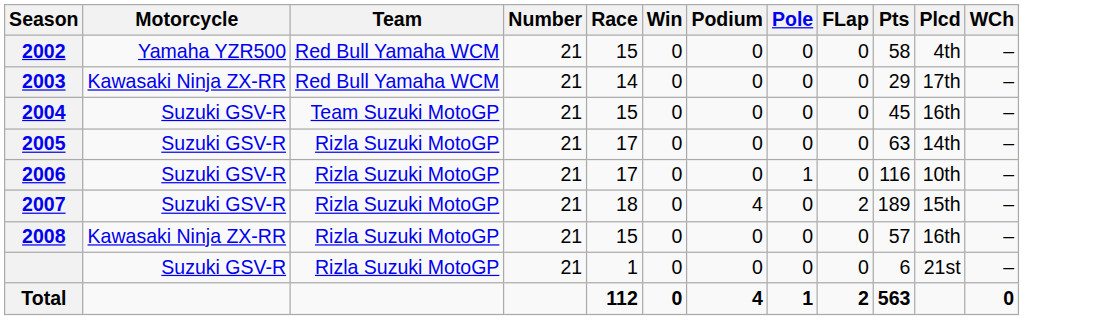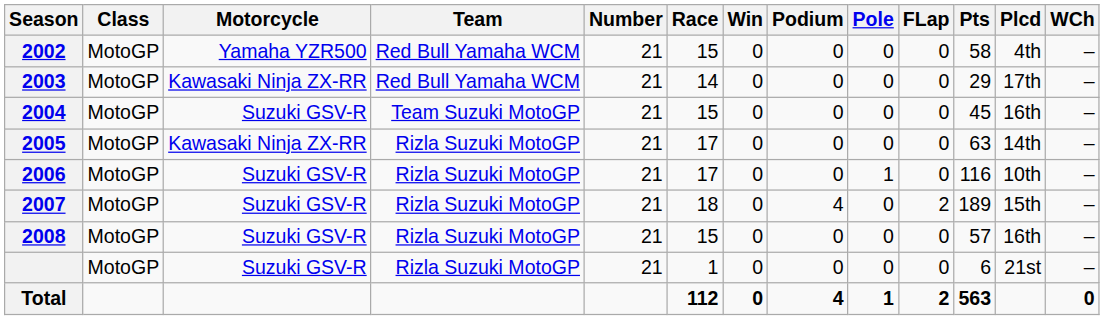+ column: (123, 19)
(224, 143) Suzuki GSV-R -> (267, 143) Kawasaki Ninja ZX-RR
(187, 236) Kawasaki Ninja ZX-RR -> (304, 236) Suzuki GSV-R
